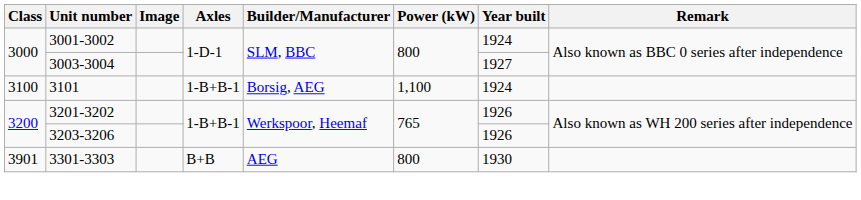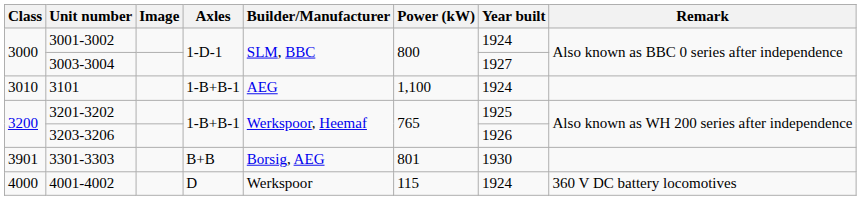(23, 87) 3100 -> (23, 87) 3010
(286, 87) Borsig, AEG -> (262, 87) AEG
(497, 111) 1926 -> (497, 111) 1925
(262, 159) AEG -> (286, 159) Borsig, AEG
(408, 159) 800 -> (408, 159) 801
+ row: (82, 183)
